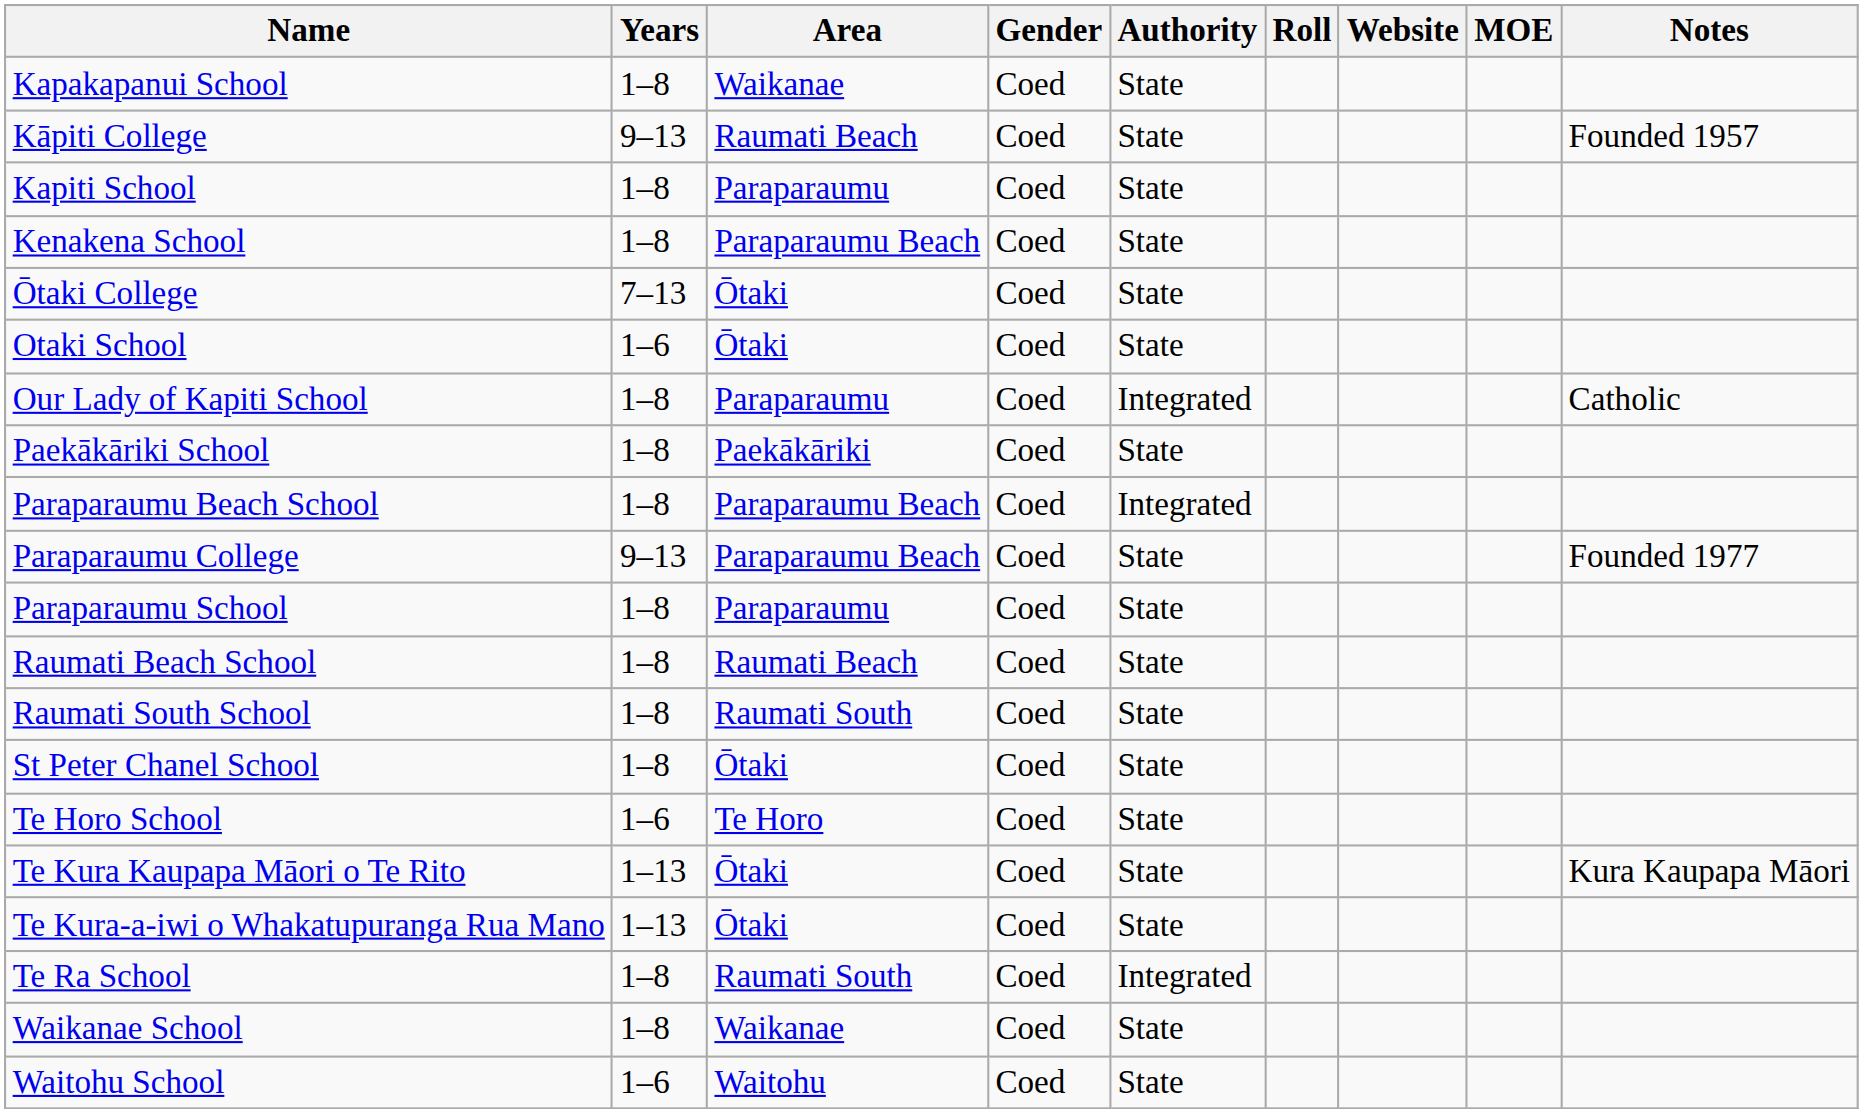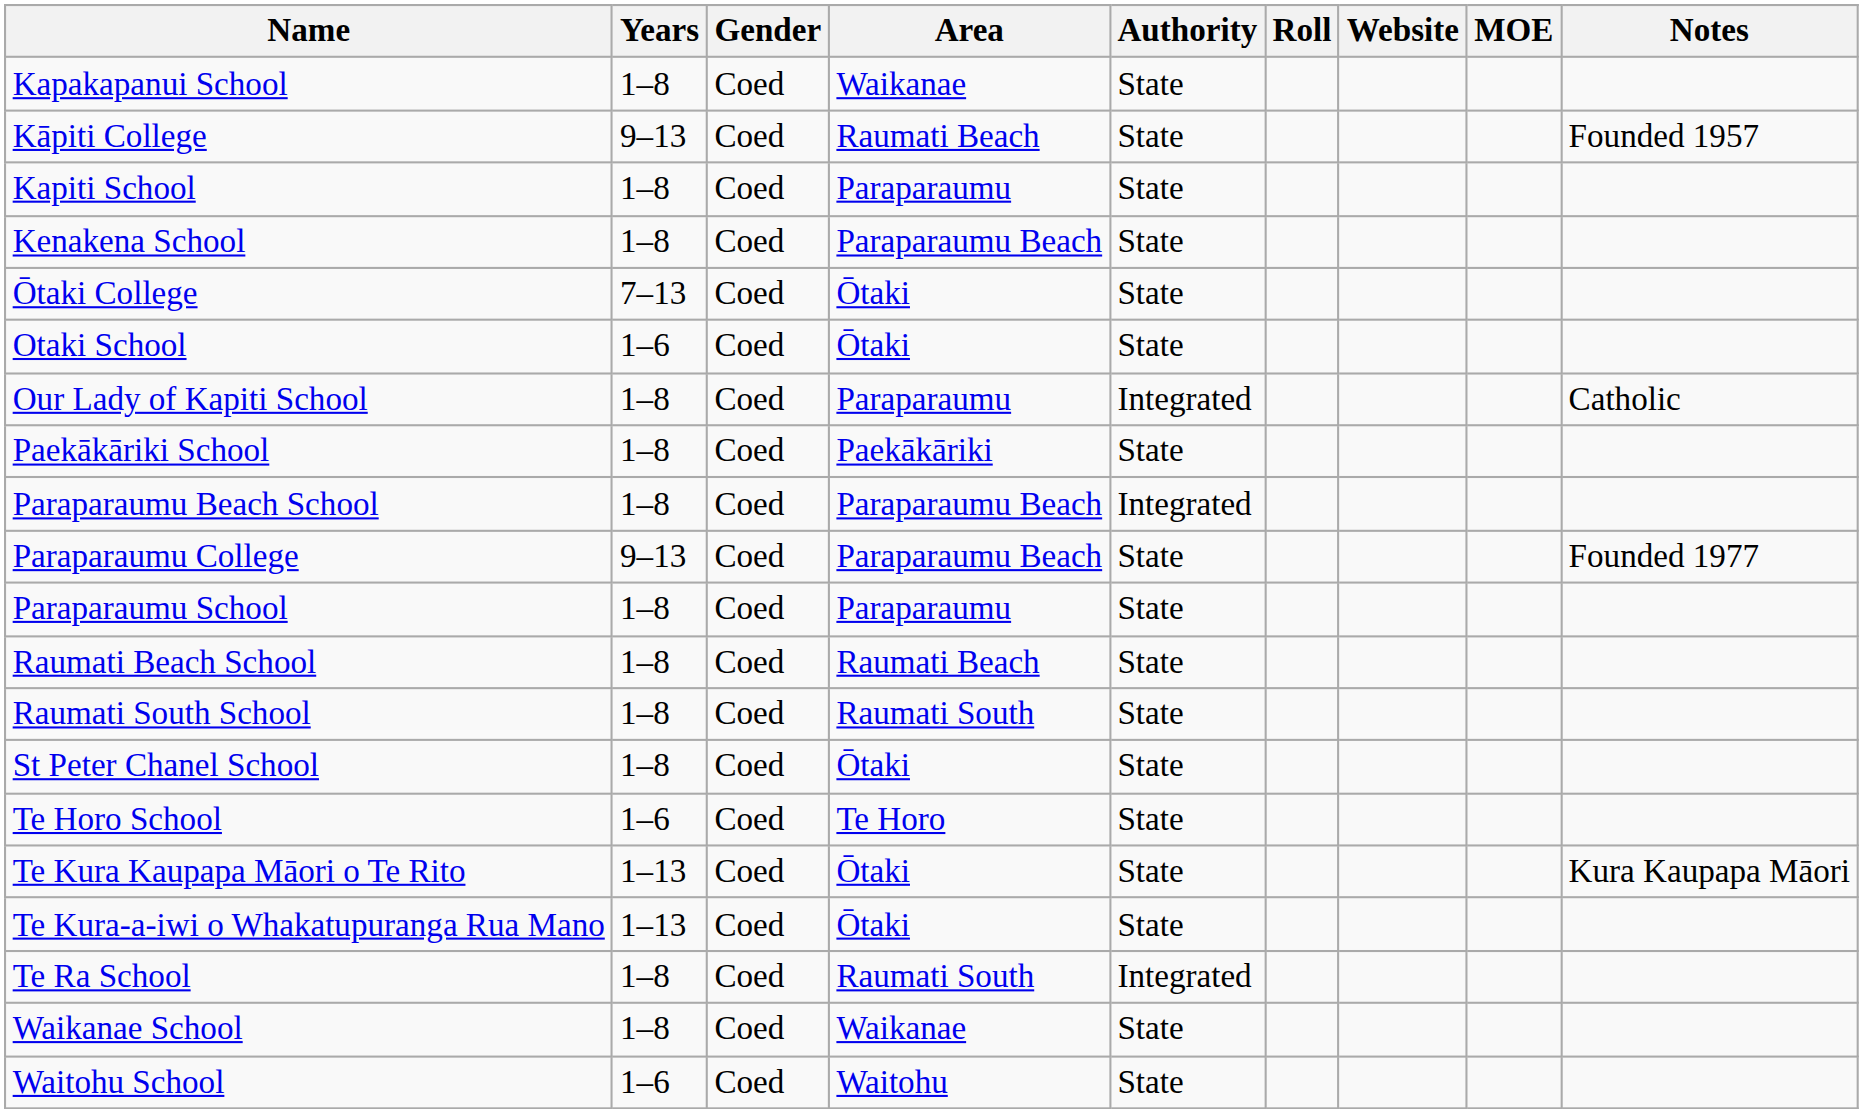columns swapped: (1049, 30) <-> (847, 30)
